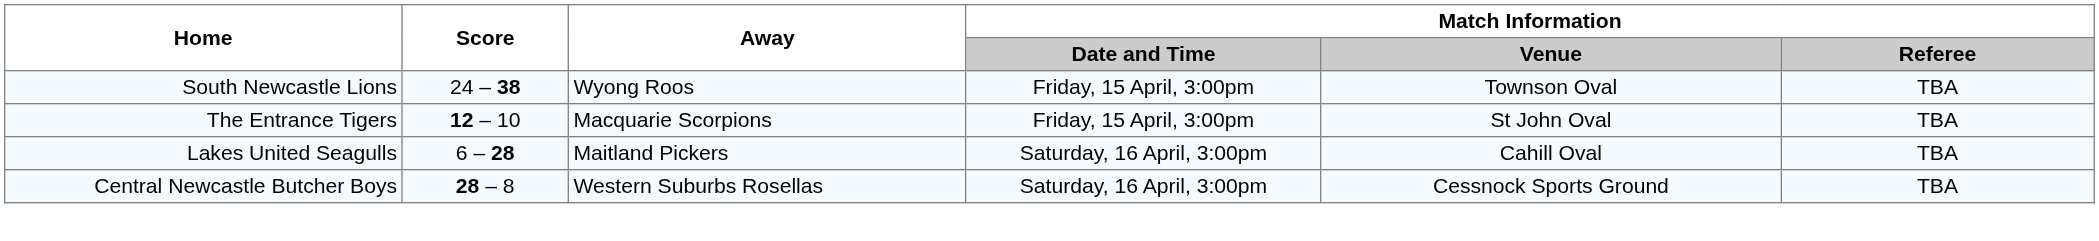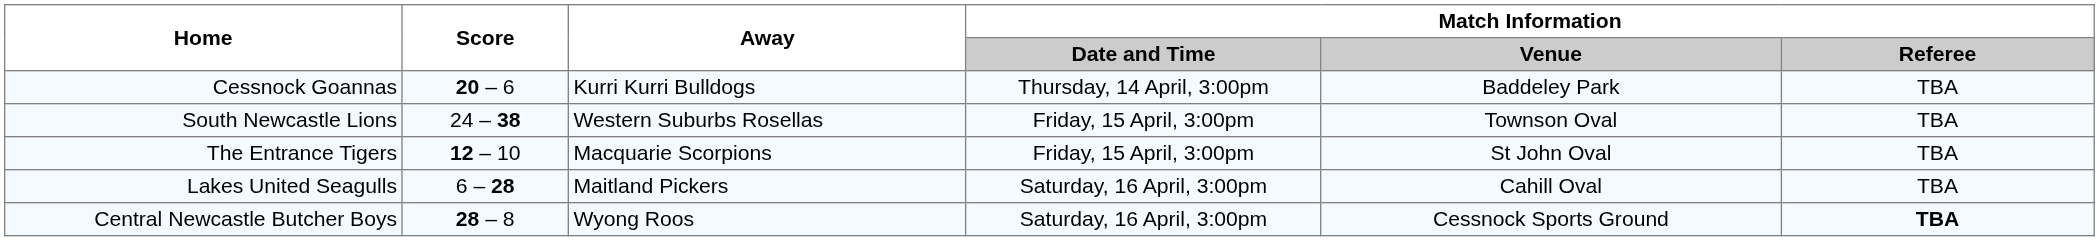+ row: (305, 87)
(634, 87) Wyong Roos -> (698, 120) Western Suburbs Rosellas
(698, 186) Western Suburbs Rosellas -> (634, 219) Wyong Roos
(1937, 186) normal -> (1937, 219) bold
